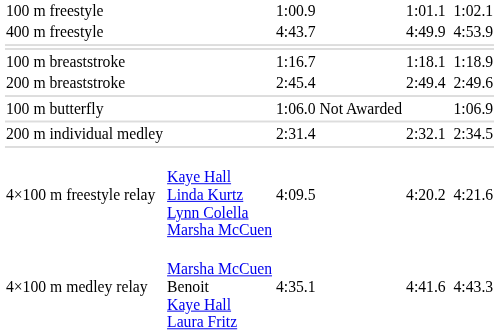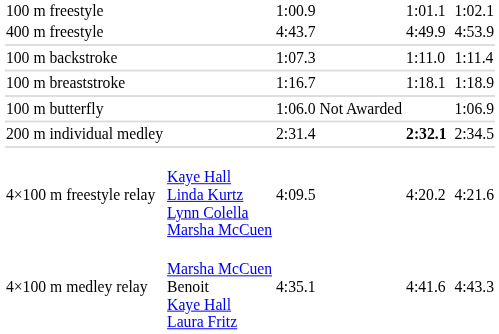+ row: (62, 57)
- row: (66, 83)
(426, 134) normal -> (426, 134) bold
